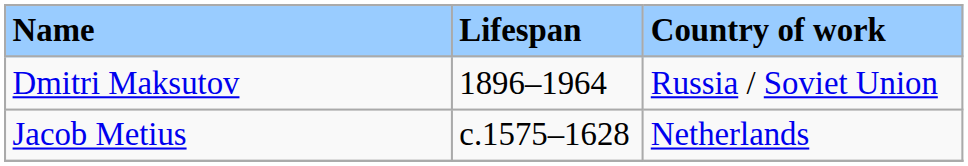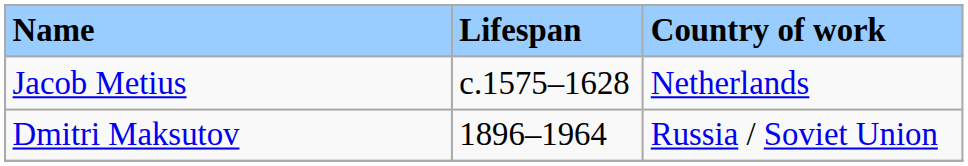rows swapped: (126, 82) <-> (100, 134)
